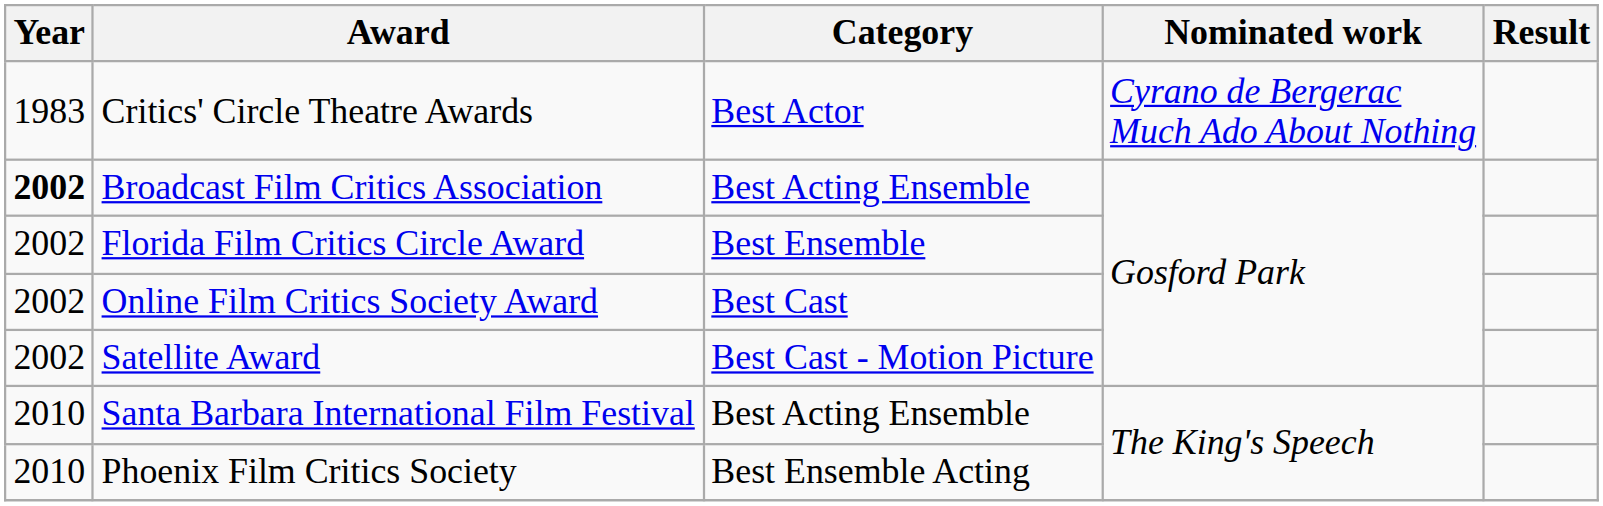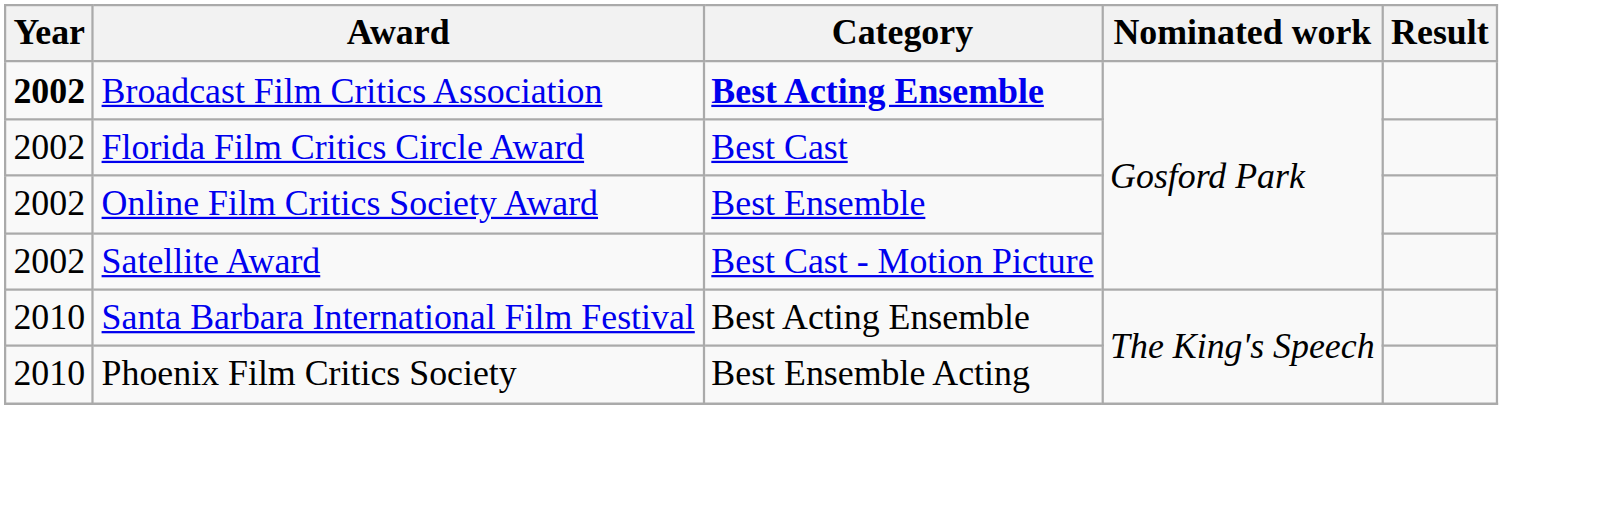- row: (317, 109)
(871, 186) normal -> (878, 89) bold
(818, 243) Best Ensemble -> (780, 146) Best Cast
(780, 300) Best Cast -> (818, 203) Best Ensemble
